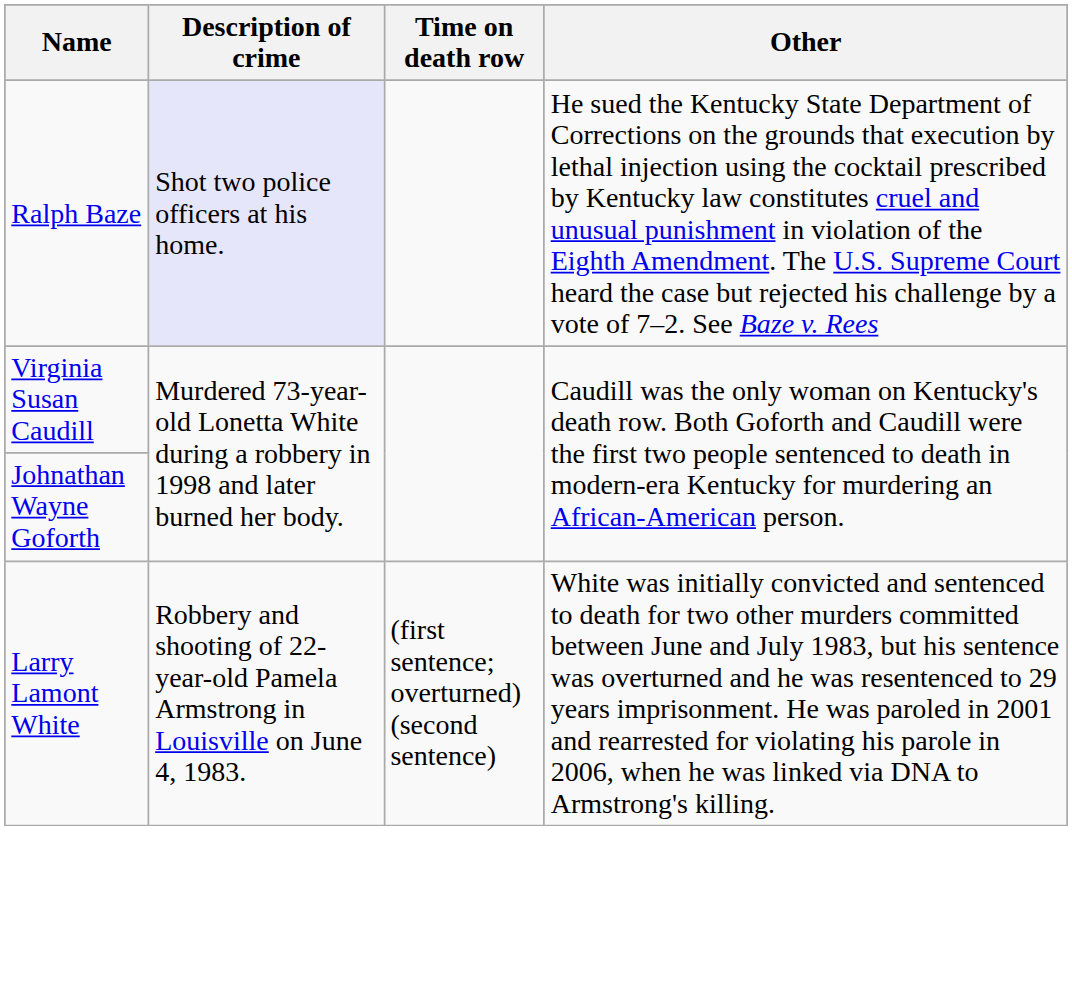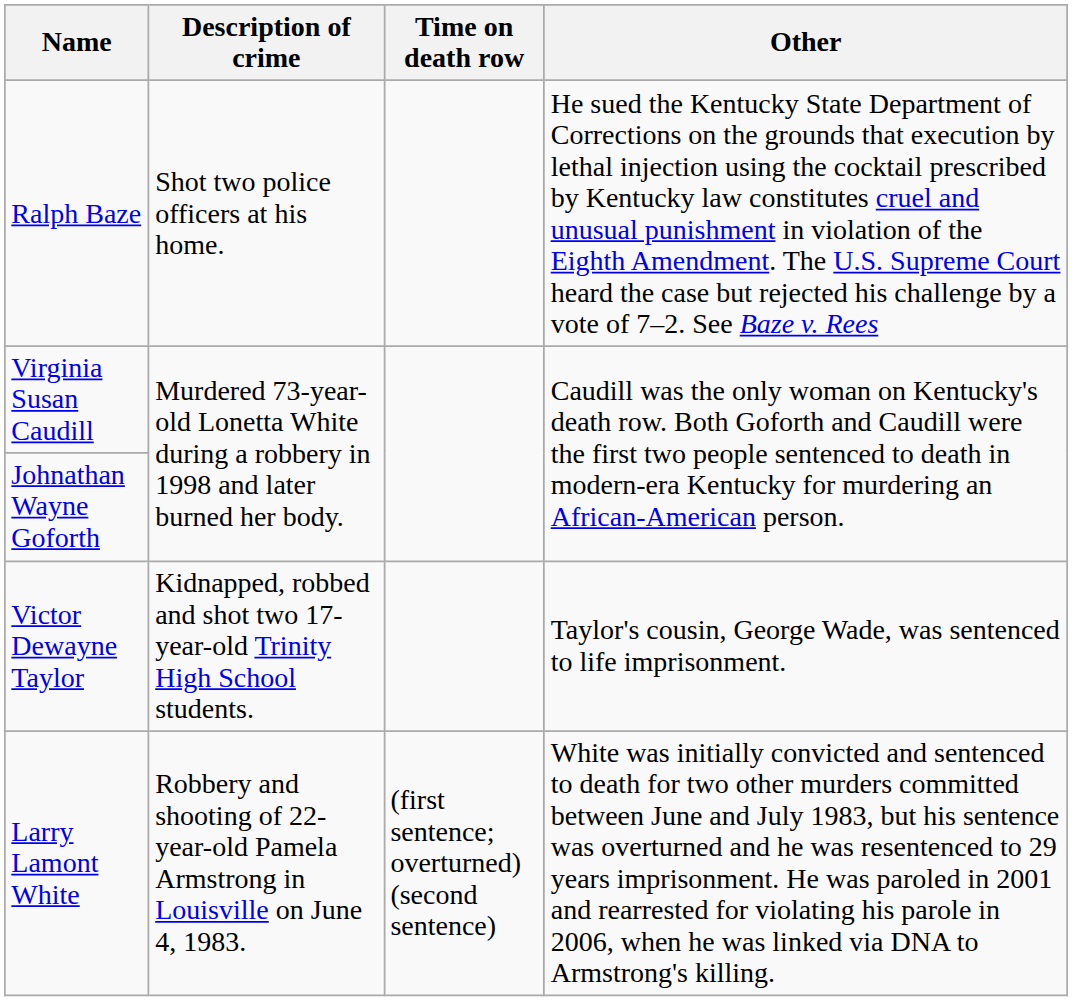(243, 212) lavender background -> (243, 212) no background
+ row: (64, 645)
